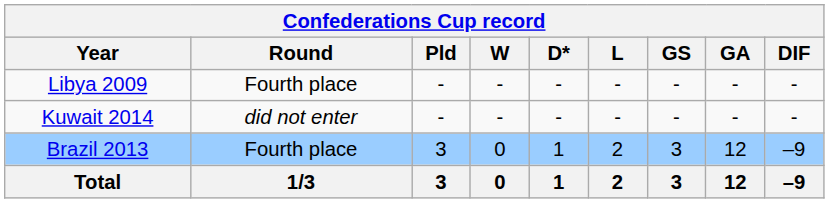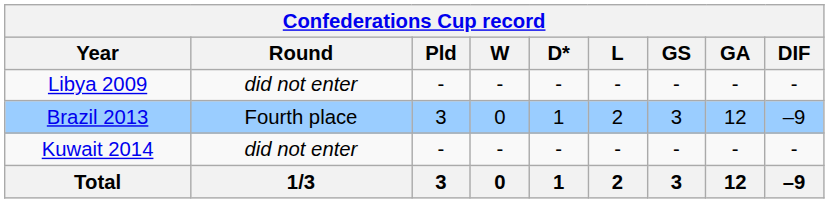(301, 85) Fourth place -> (301, 85) did not enter
rows swapped: (98, 149) <-> (98, 117)
